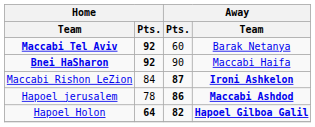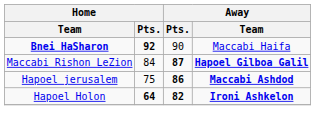- row: (70, 46)
(252, 79) Ironi Ashkelon -> (252, 63) Hapoel Gilboa Galil
(149, 96) 78 -> (149, 79) 75
(252, 113) Hapoel Gilboa Galil -> (252, 96) Ironi Ashkelon
